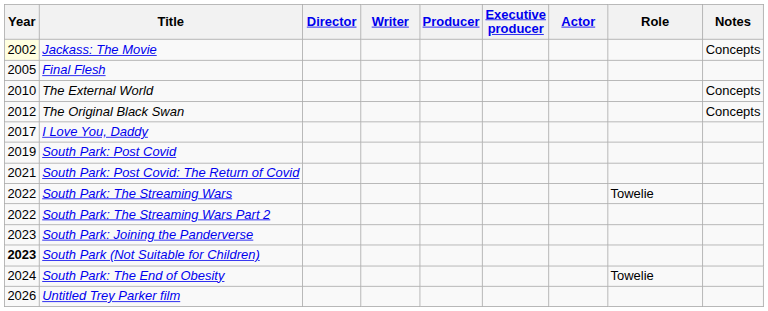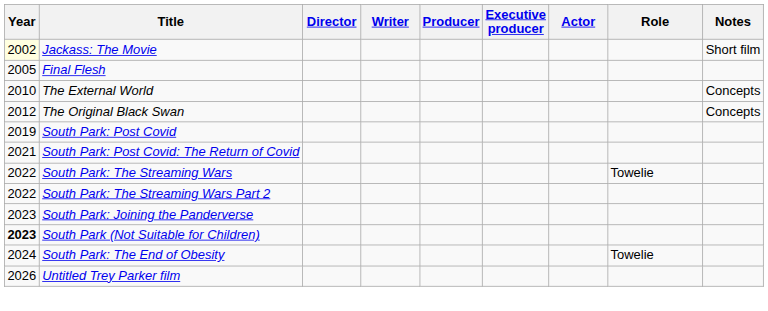(733, 49) Concepts -> (733, 49) Short film
- row: (95, 132)
